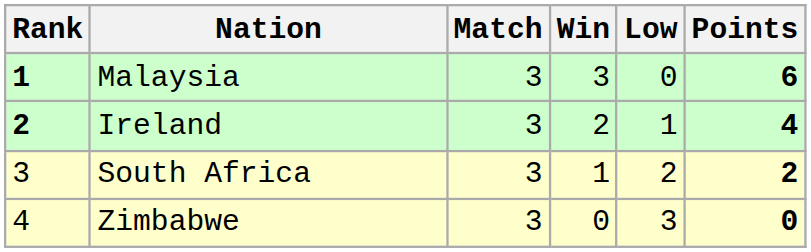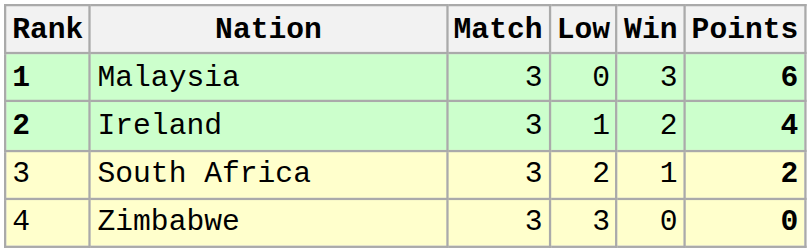columns swapped: (583, 29) <-> (651, 29)
